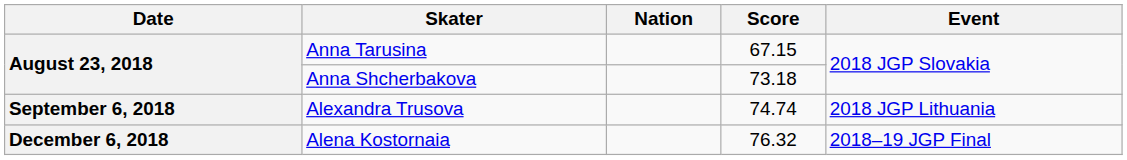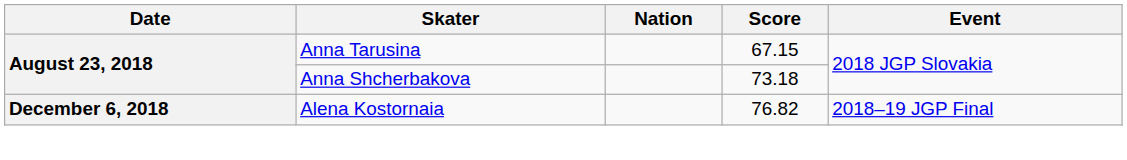- row: (385, 109)
(773, 139) 76.32 -> (775, 109) 76.82
